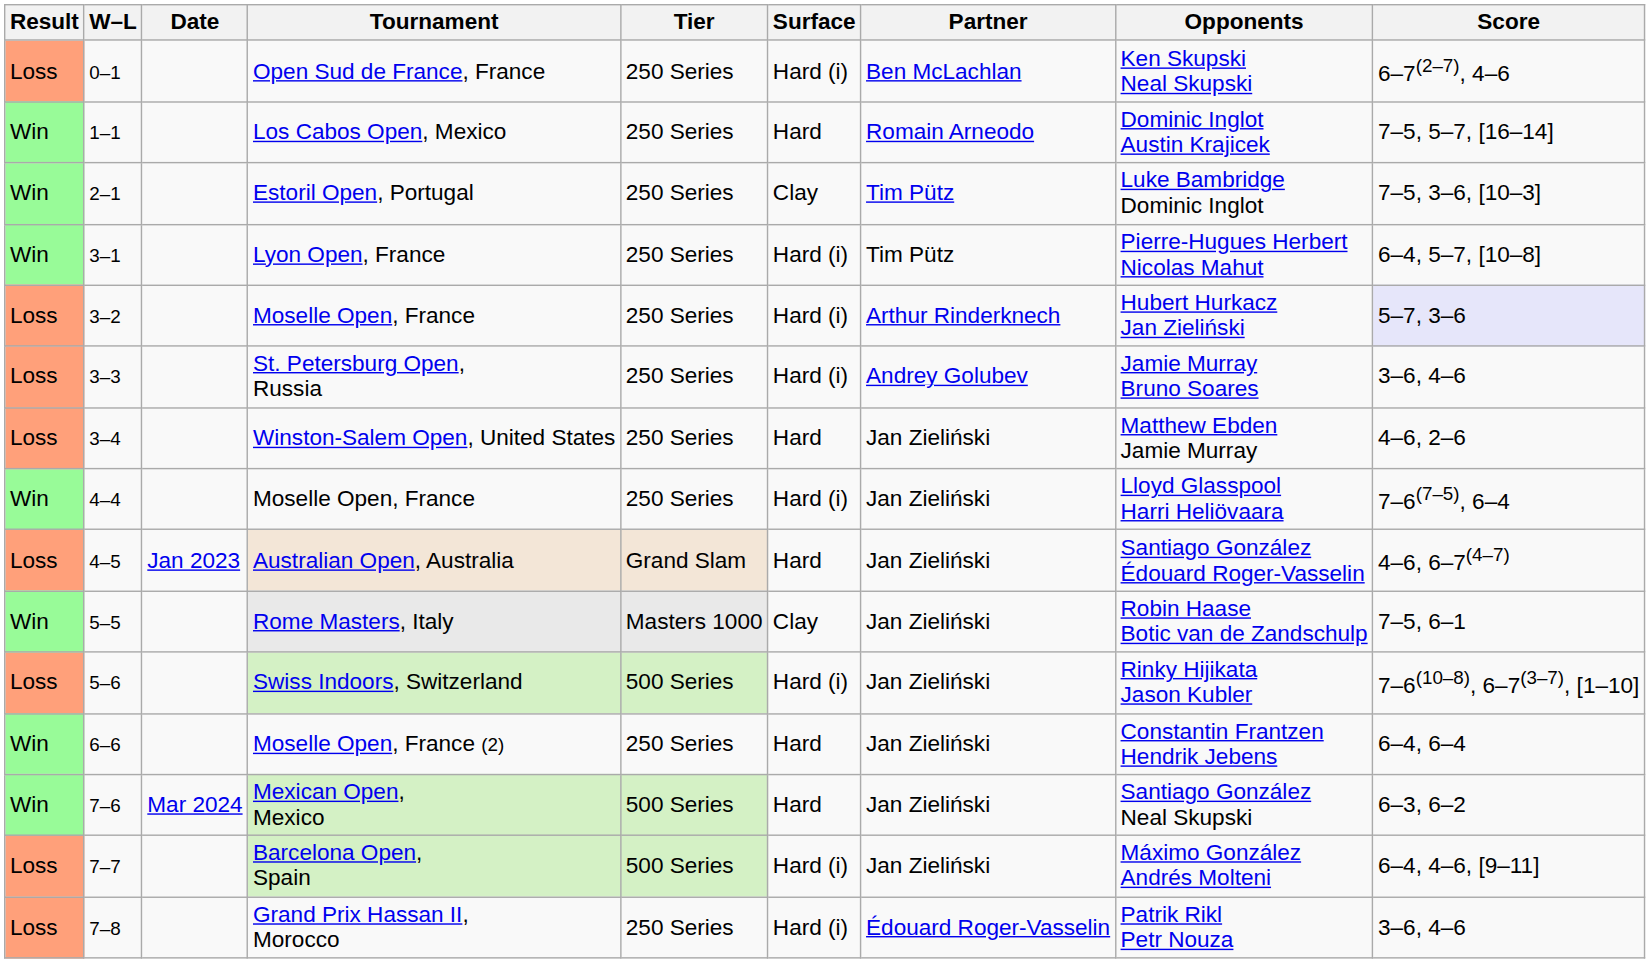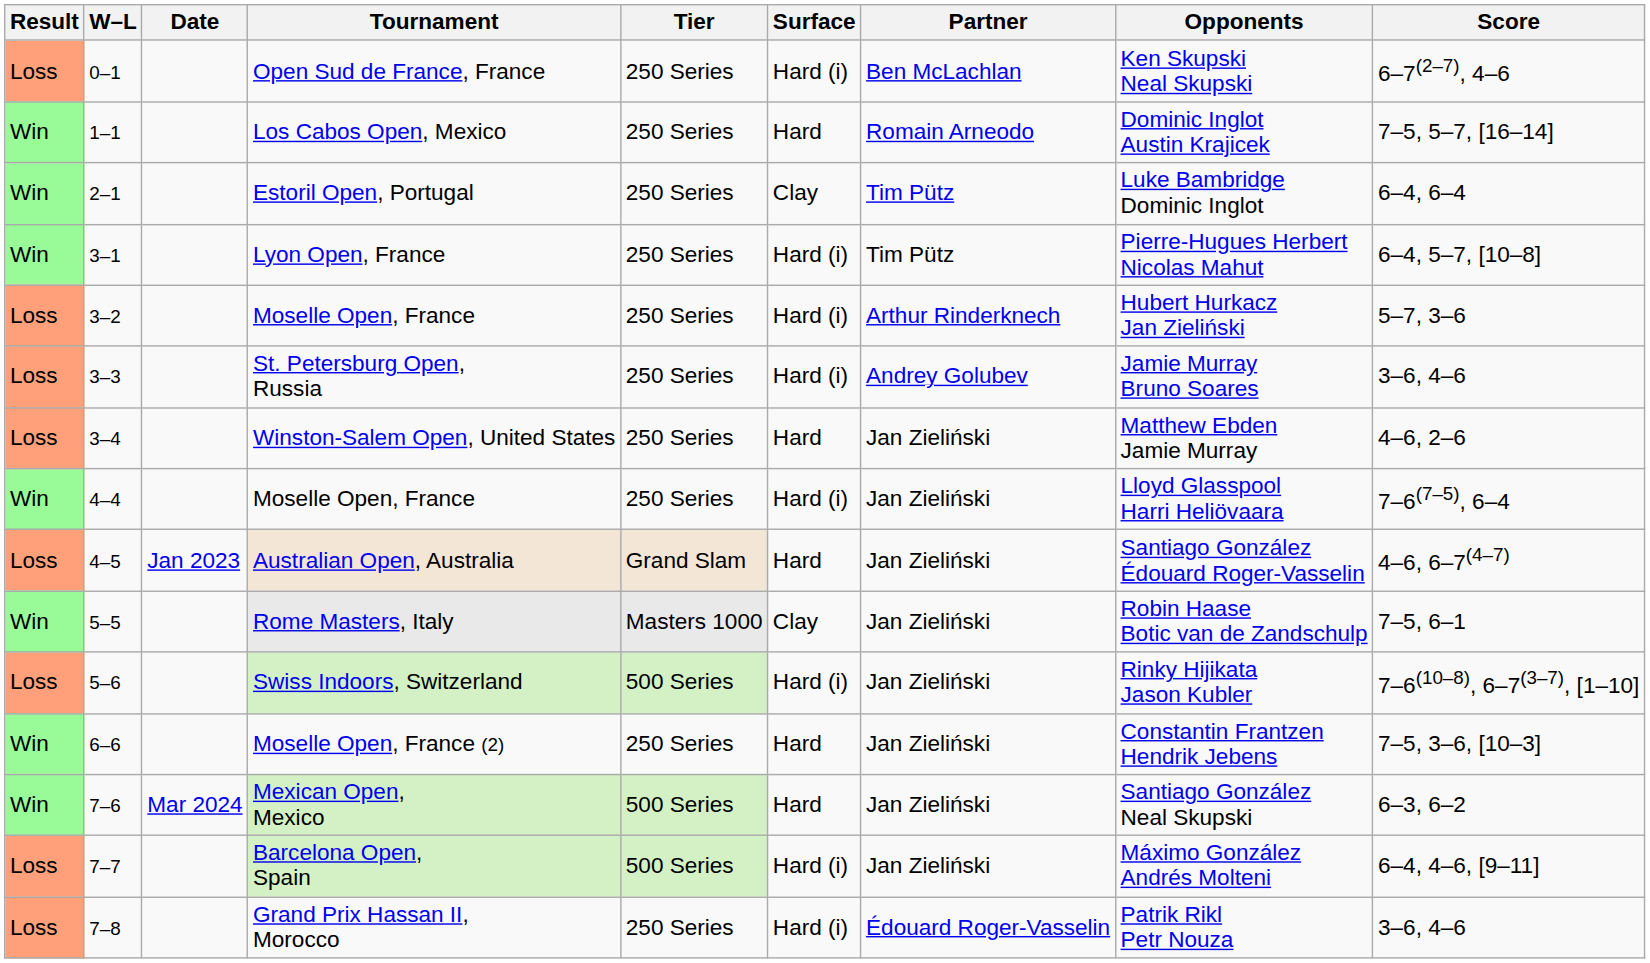(1460, 193) 7–5, 3–6, [10–3] -> (1422, 193) 6–4, 6–4
(1422, 315) lavender background -> (1422, 315) no background
(1422, 743) 6–4, 6–4 -> (1460, 743) 7–5, 3–6, [10–3]
